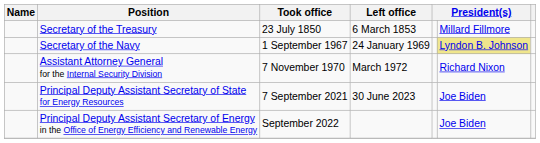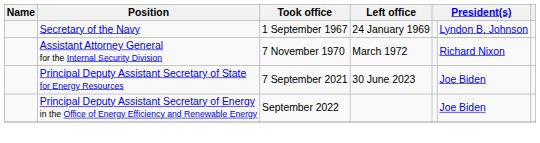- row: (98, 29)
(484, 45) khaki background -> (484, 29) no background
